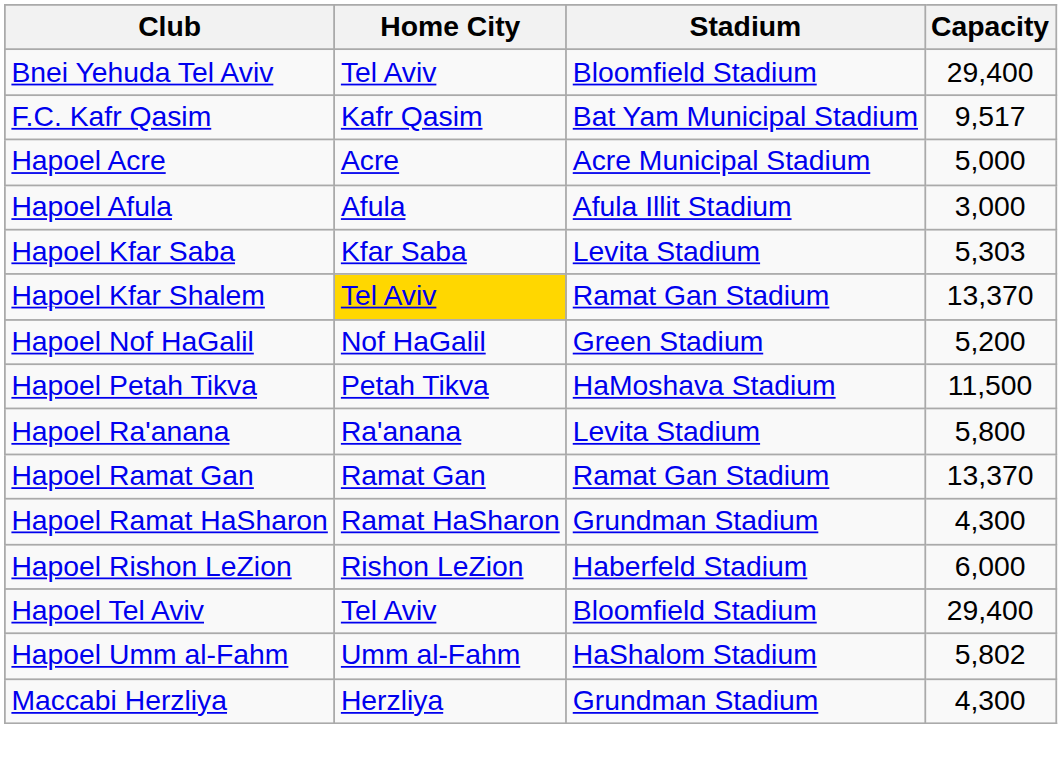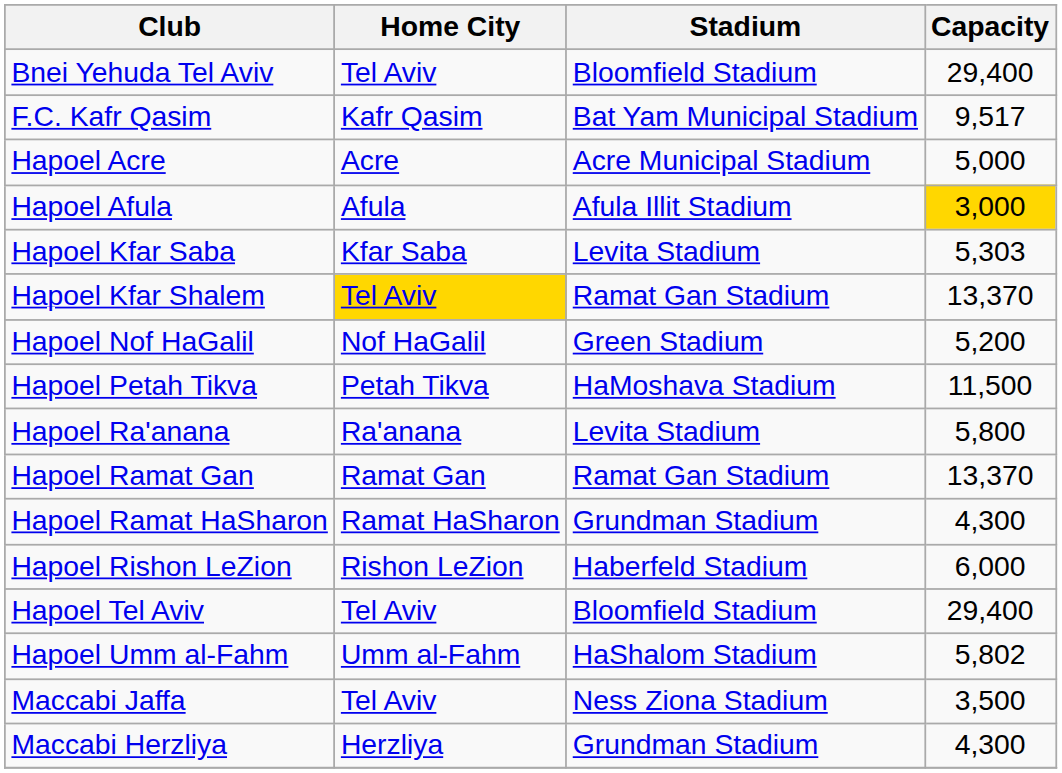(990, 206) no background -> (990, 206) gold background
+ row: (99, 700)
